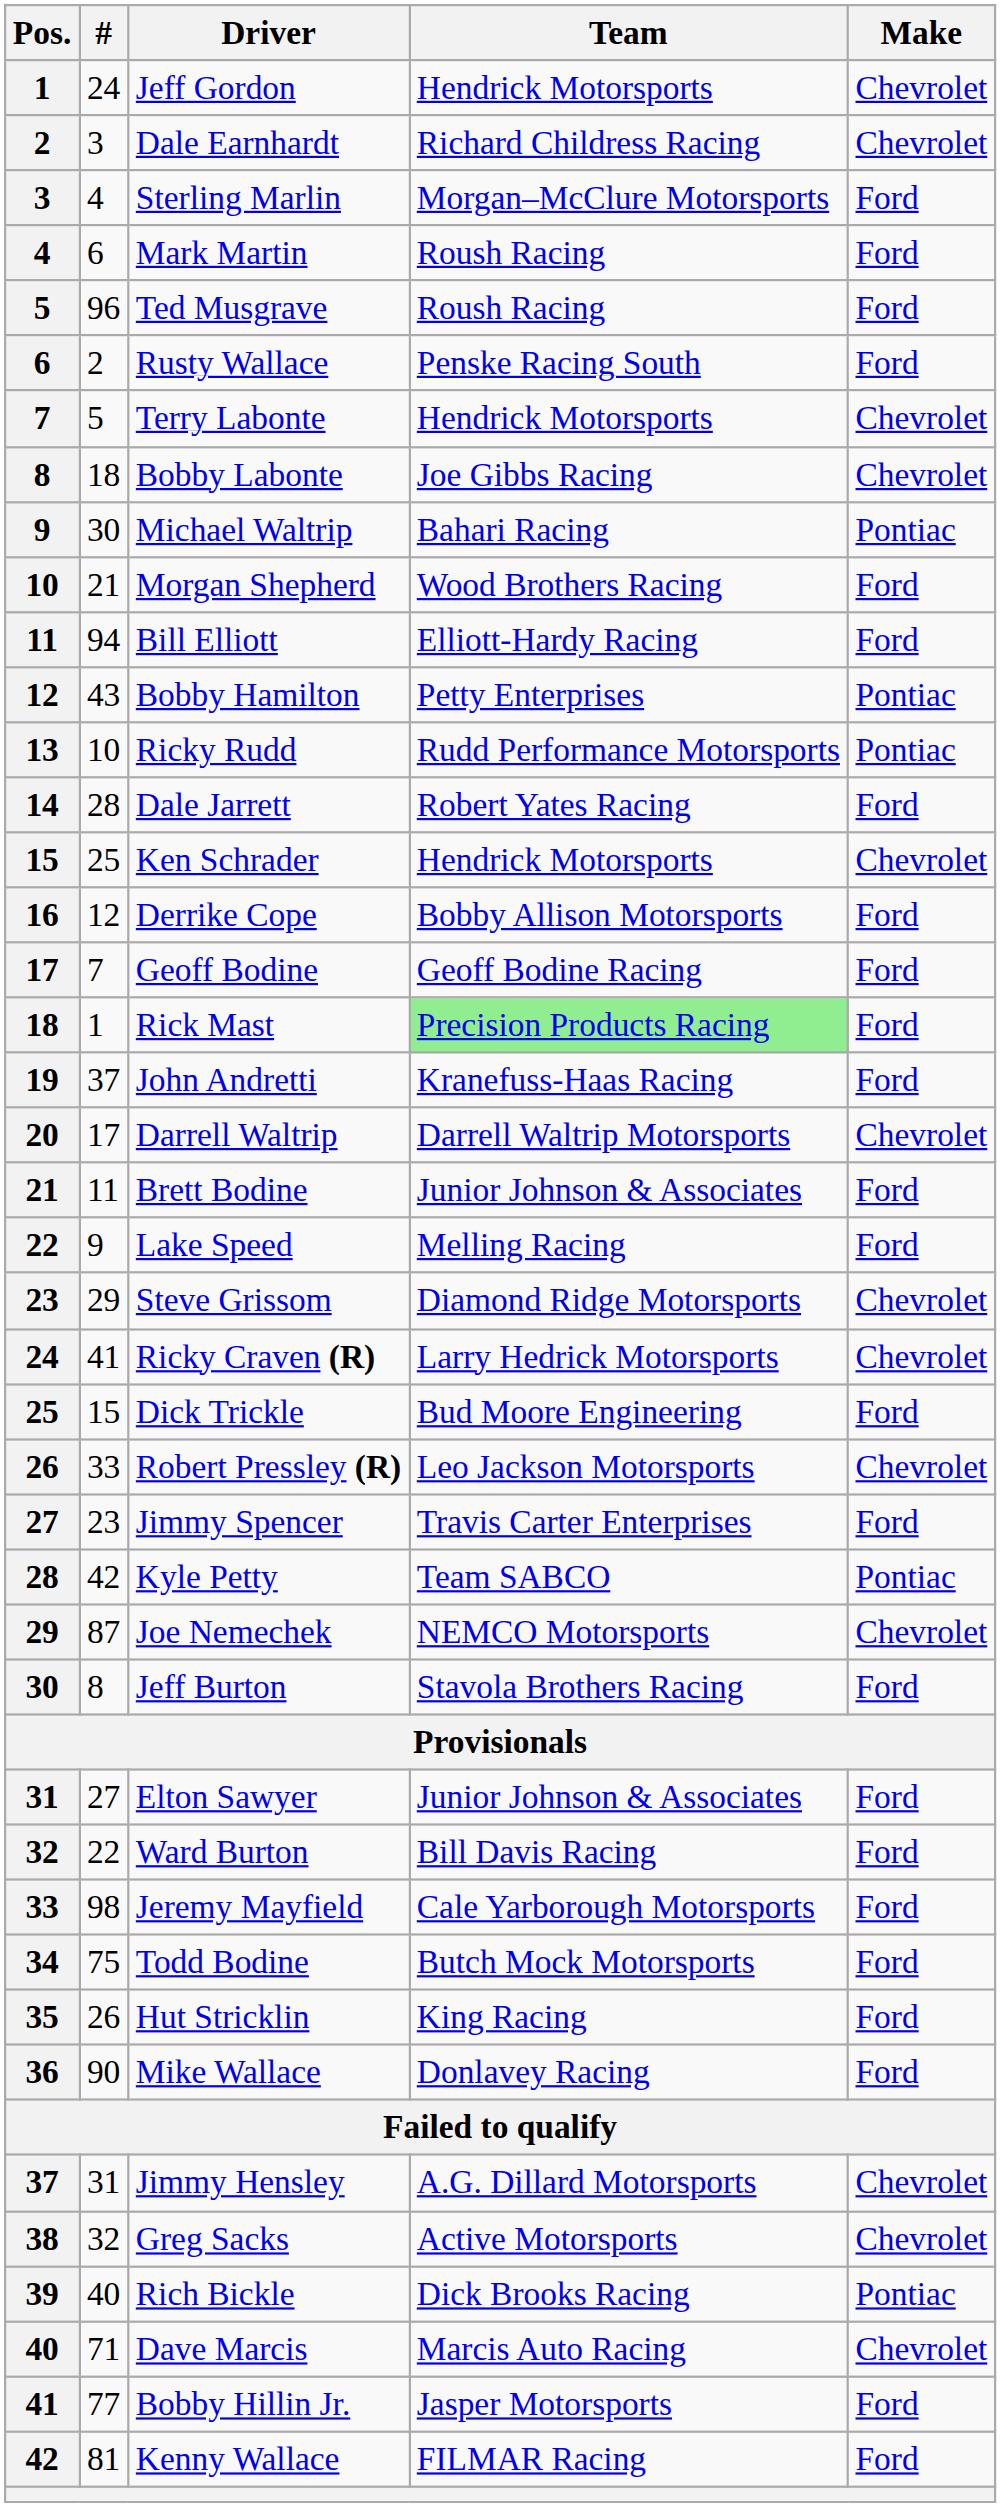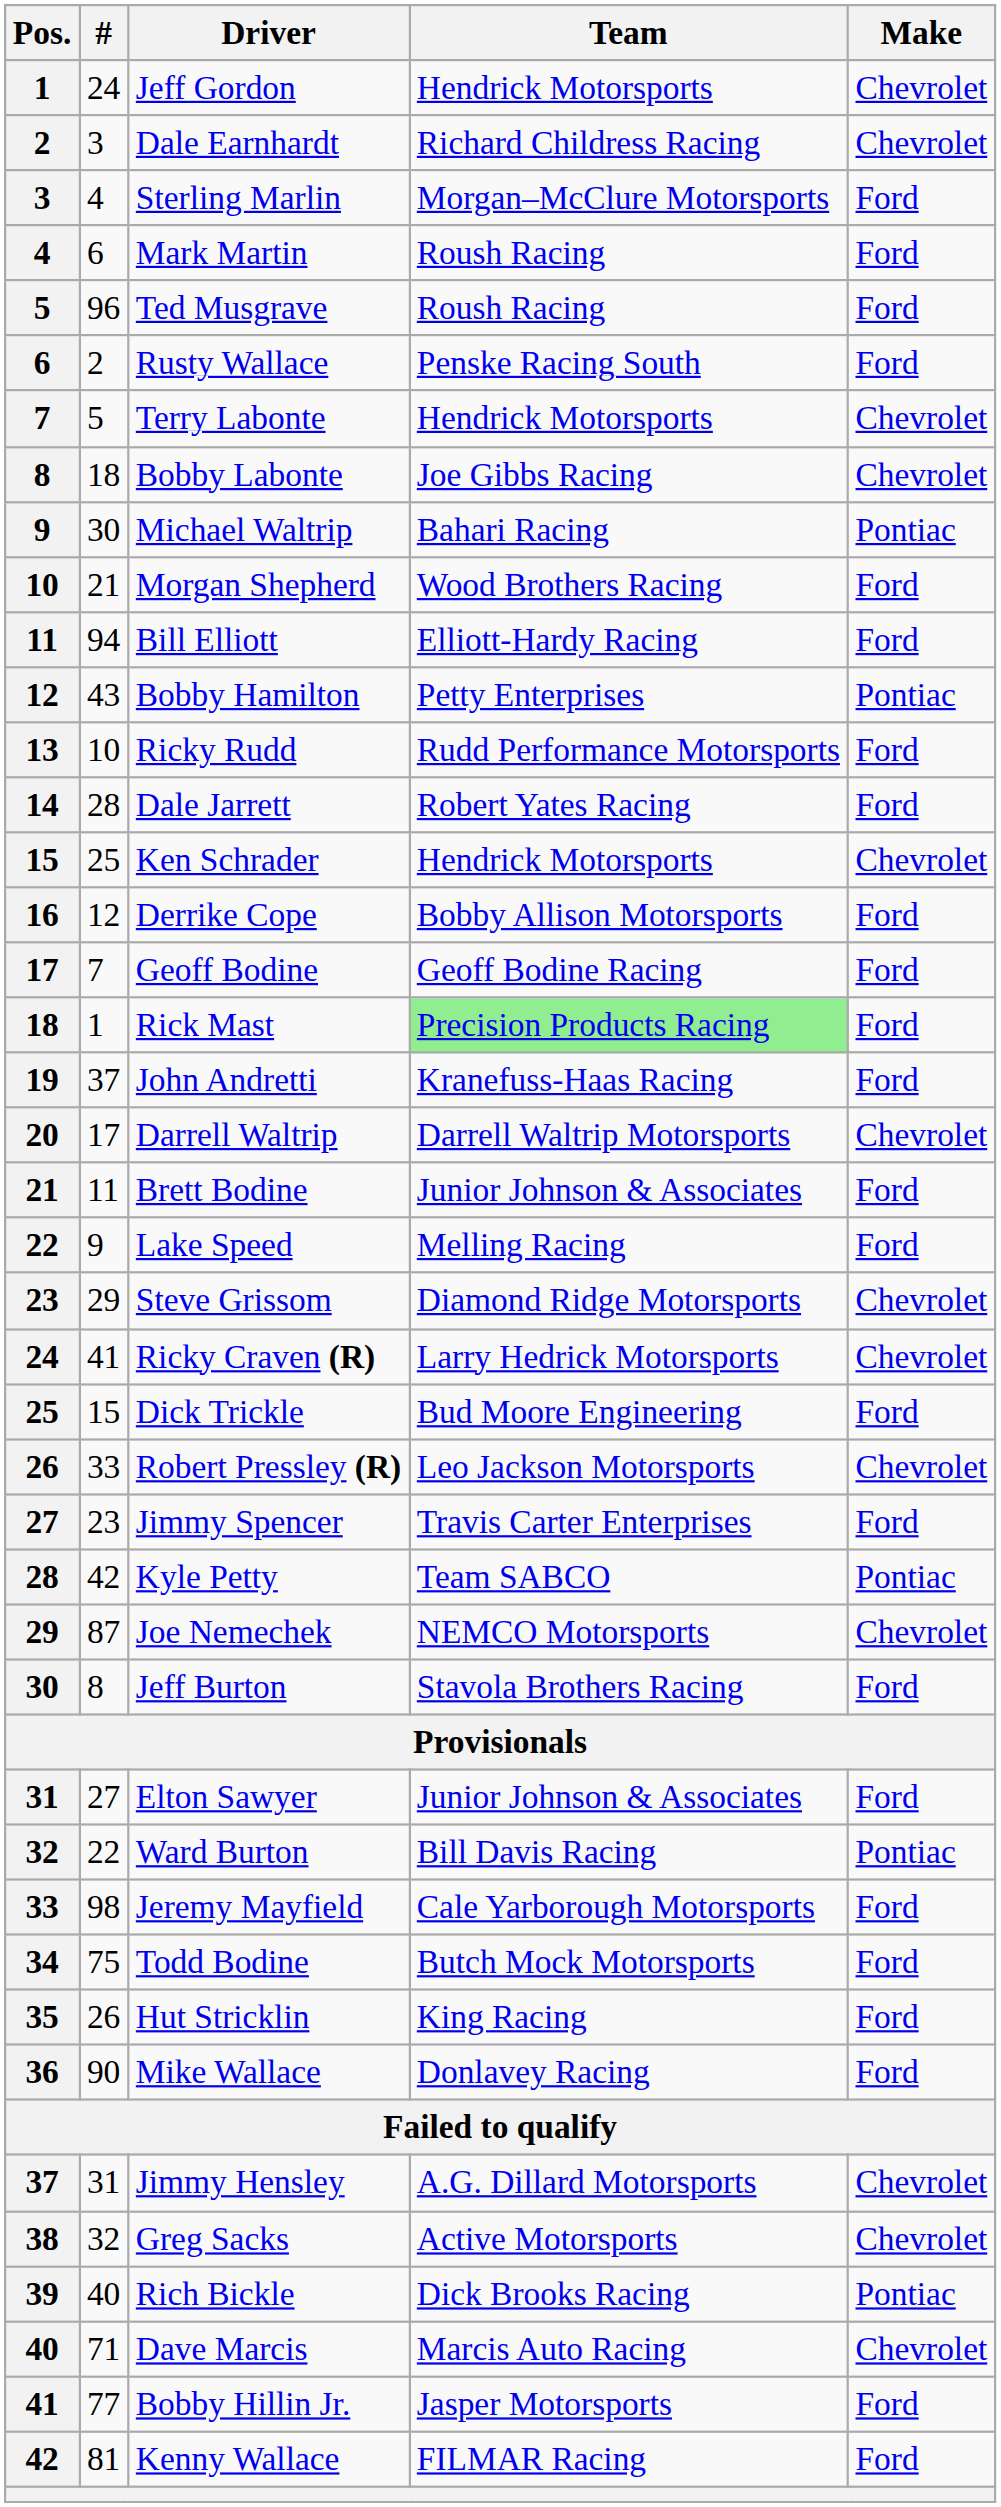(906, 749) Pontiac -> (887, 749) Ford
(887, 1851) Ford -> (906, 1851) Pontiac
